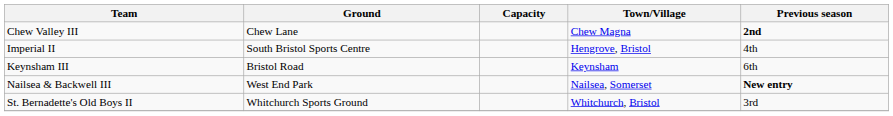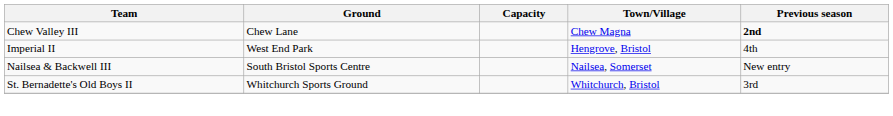(308, 48) South Bristol Sports Centre -> (280, 48) West End Park
- row: (38, 66)
(280, 84) West End Park -> (308, 66) South Bristol Sports Centre
(768, 84) bold -> (767, 66) normal
